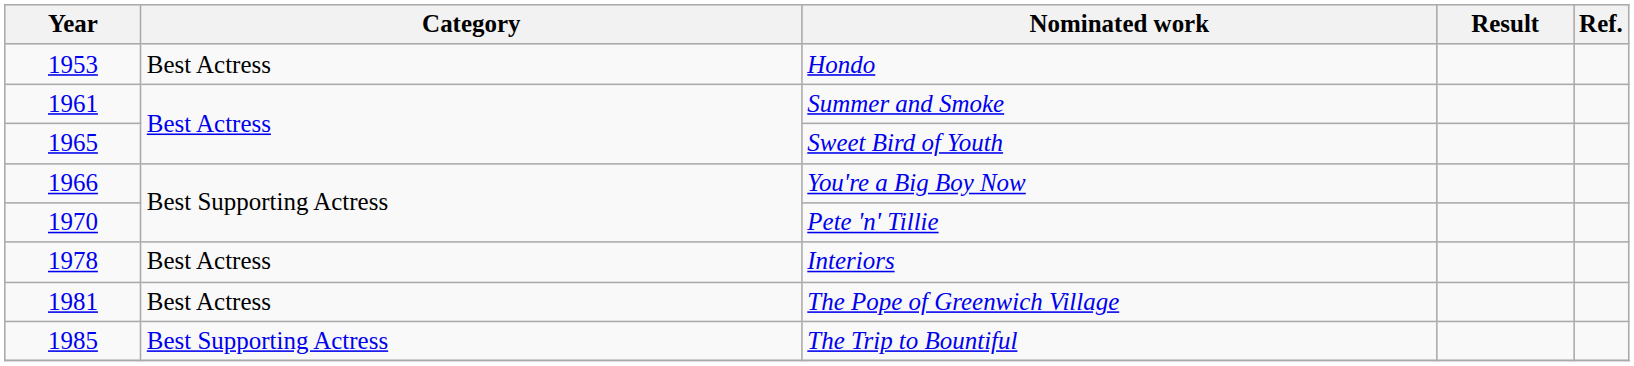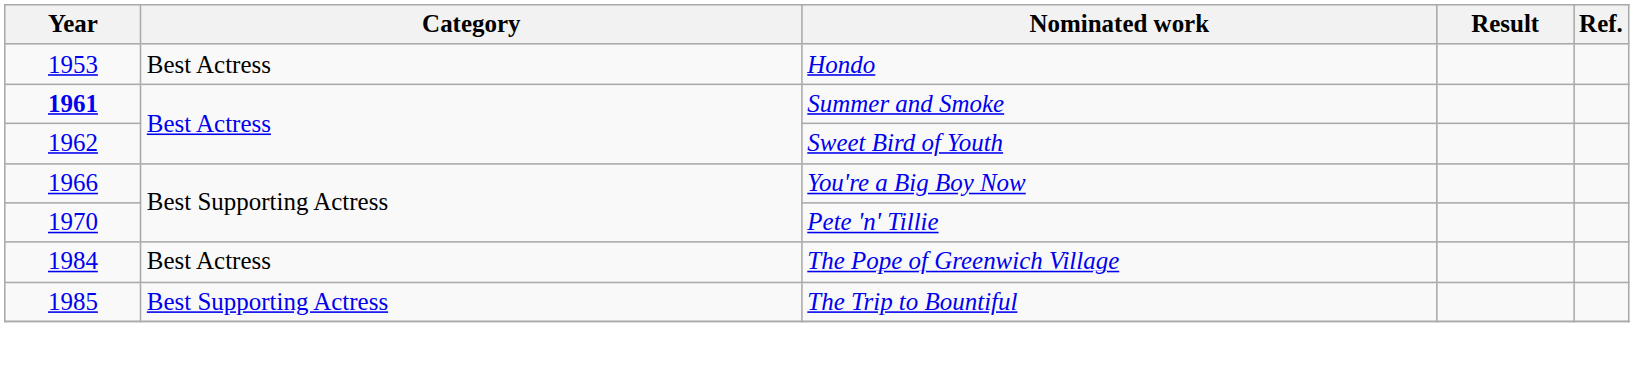(73, 103) normal -> (73, 103) bold
(73, 143) 1965 -> (73, 143) 1962
- row: (851, 261)
(73, 301) 1981 -> (73, 261) 1984
